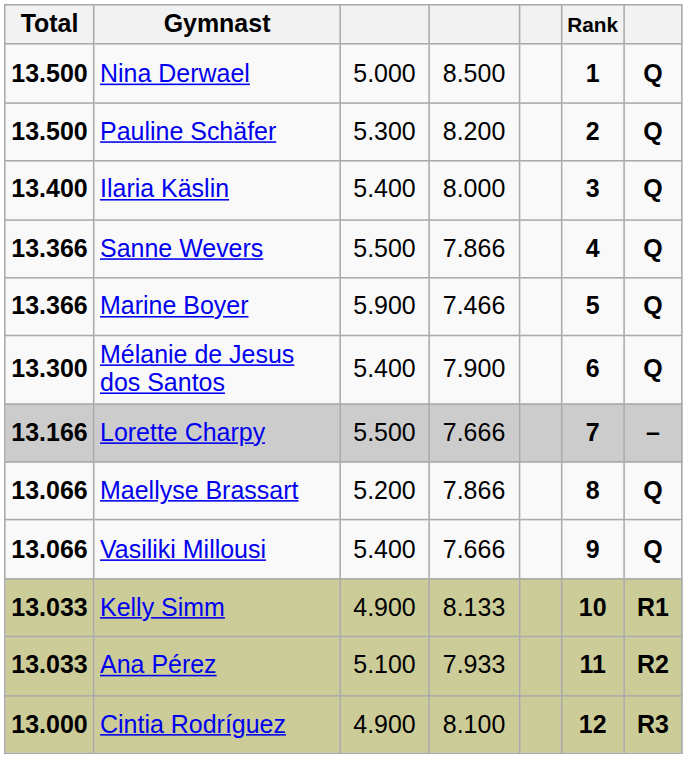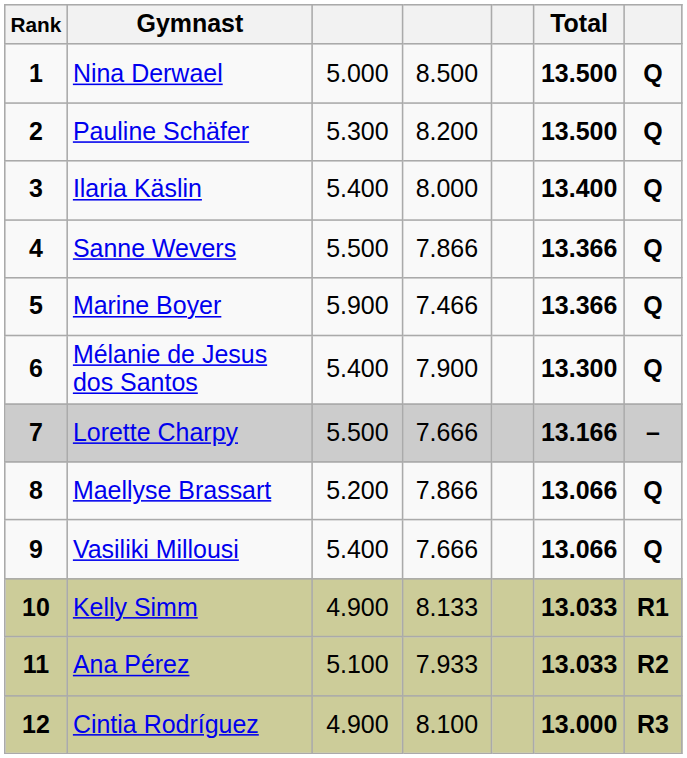columns swapped: (593, 25) <-> (50, 24)
